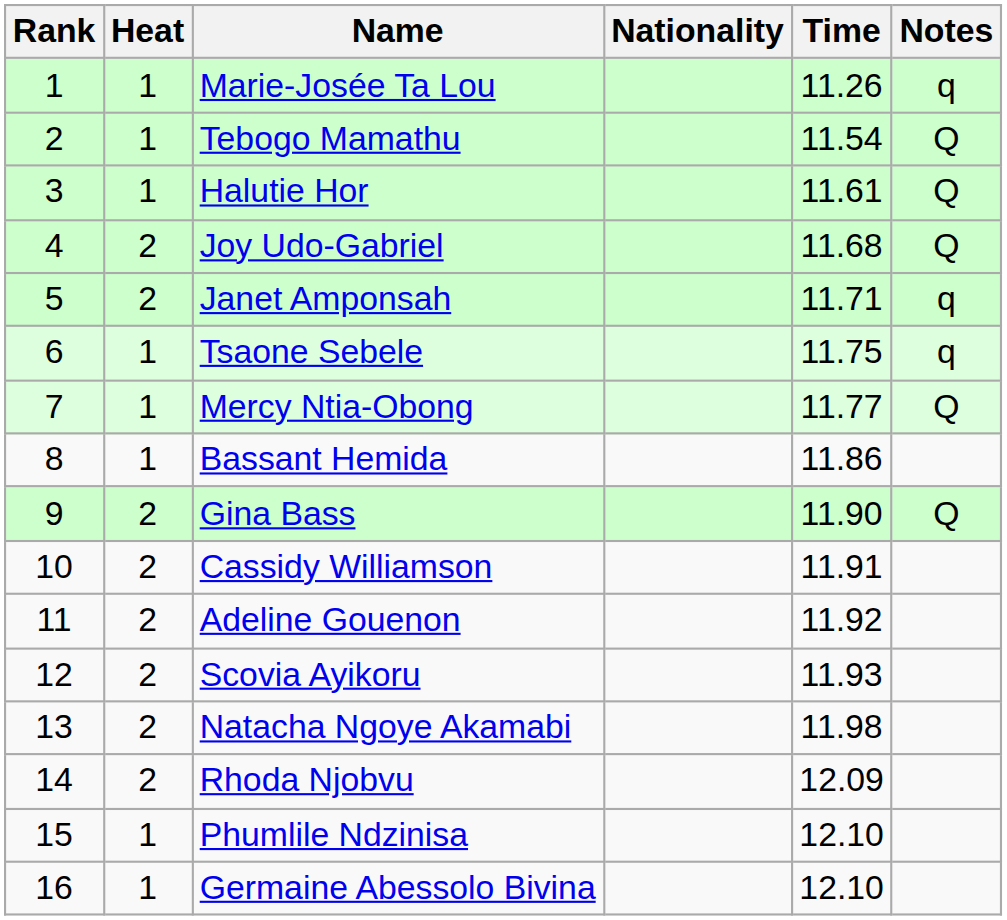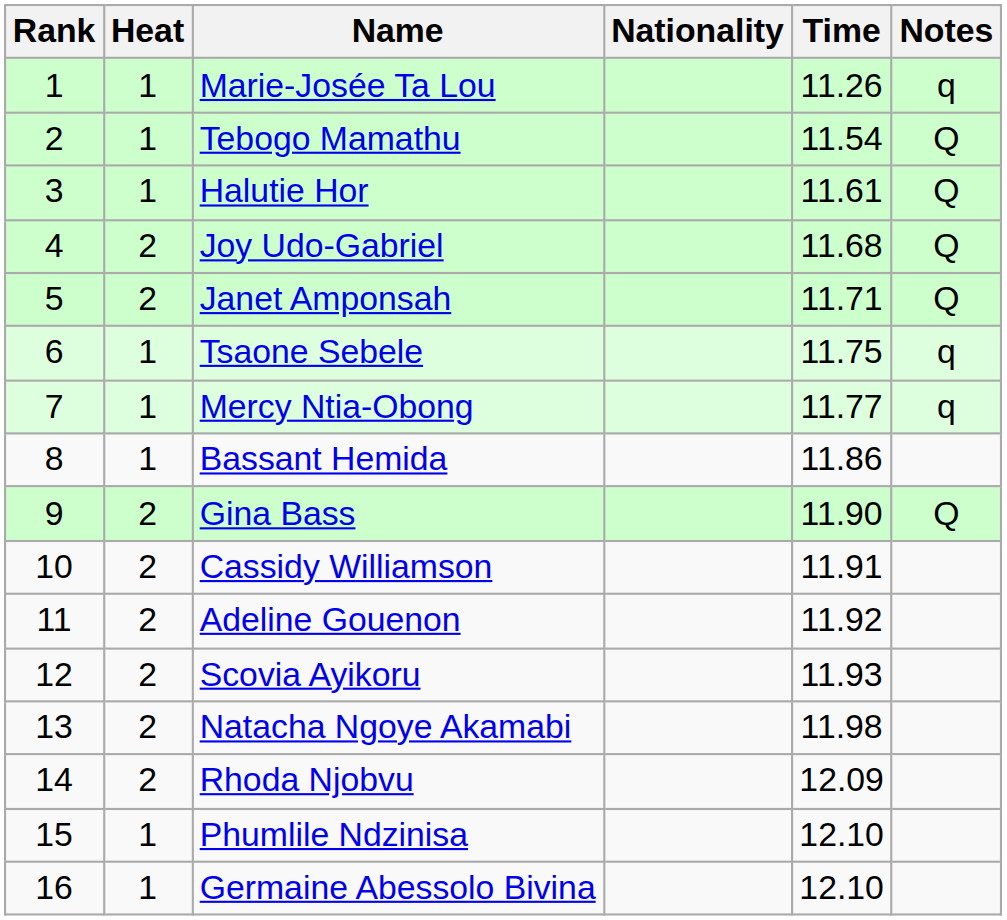(946, 298) q -> (946, 298) Q
(946, 406) Q -> (946, 406) q
